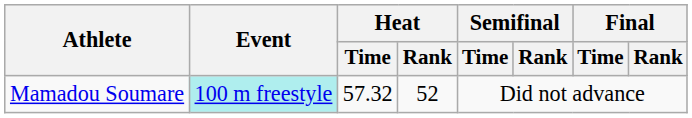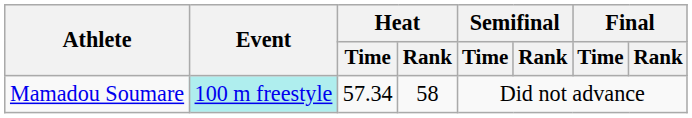(368, 94) 57.32 -> (368, 94) 57.34
(427, 94) 52 -> (427, 94) 58
